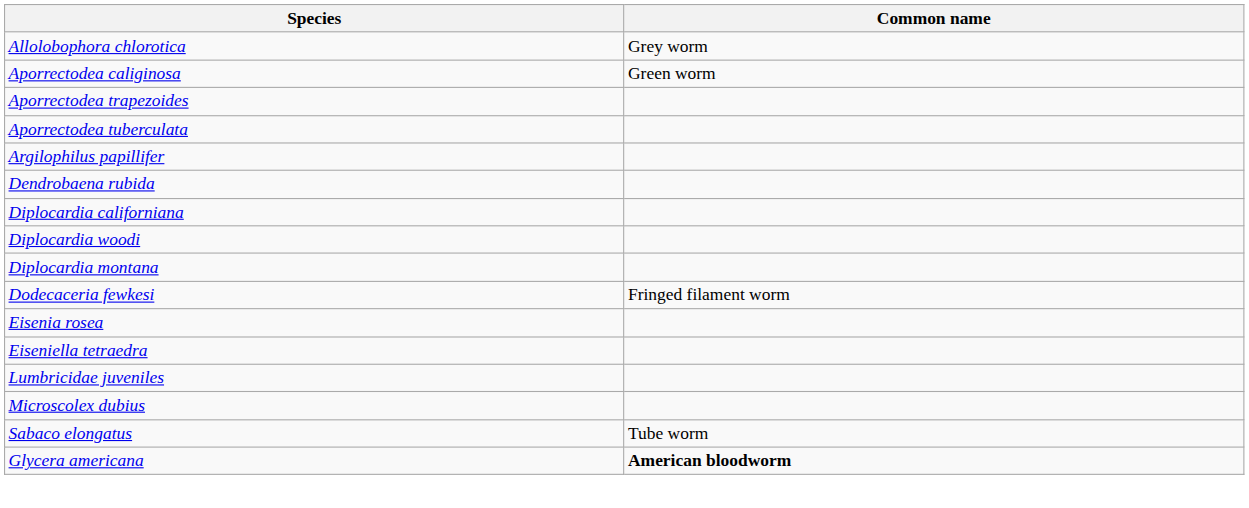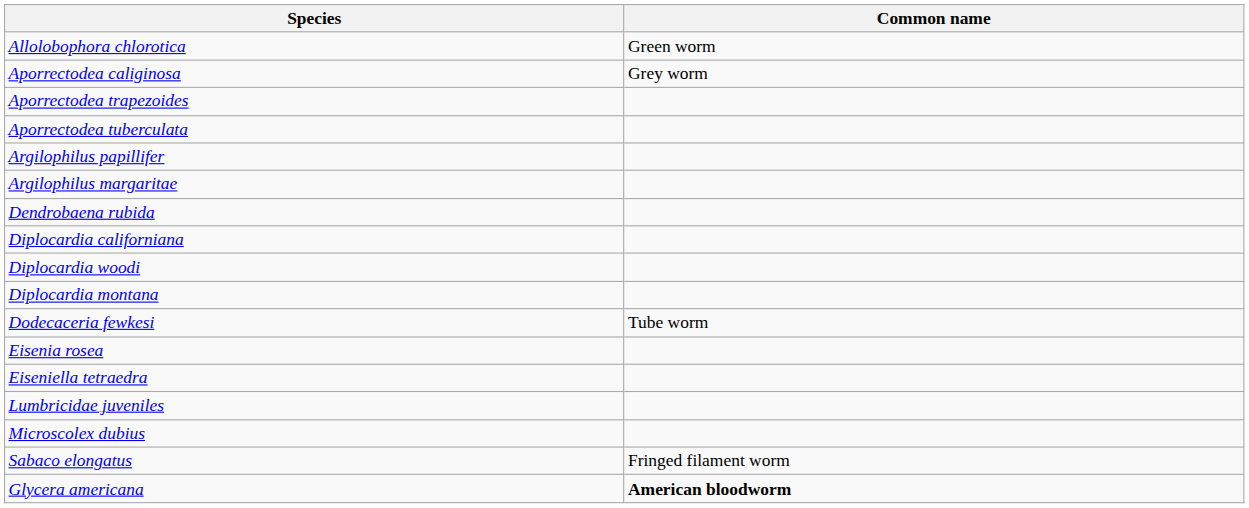(668, 45) Grey worm -> (672, 45) Green worm
(672, 73) Green worm -> (668, 73) Grey worm
+ row: (93, 184)
(709, 294) Fringed filament worm -> (668, 322) Tube worm
(668, 433) Tube worm -> (709, 460) Fringed filament worm
